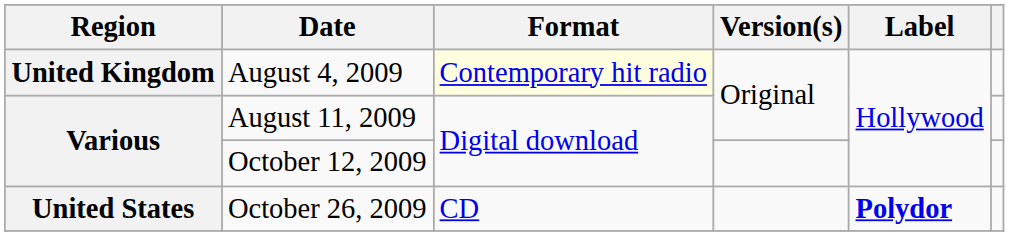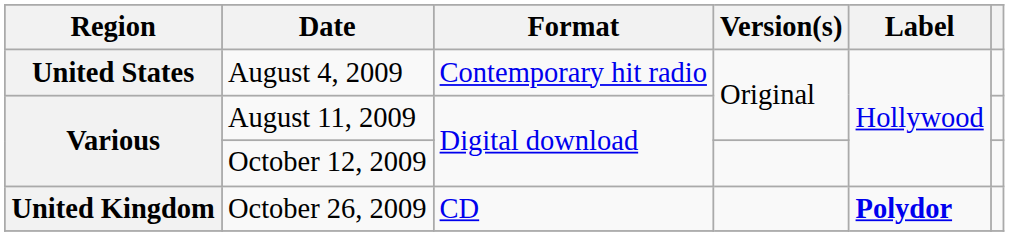(113, 72) United Kingdom -> (113, 72) United States
(573, 72) lightyellow background -> (573, 72) no background
(113, 207) United States -> (113, 207) United Kingdom
